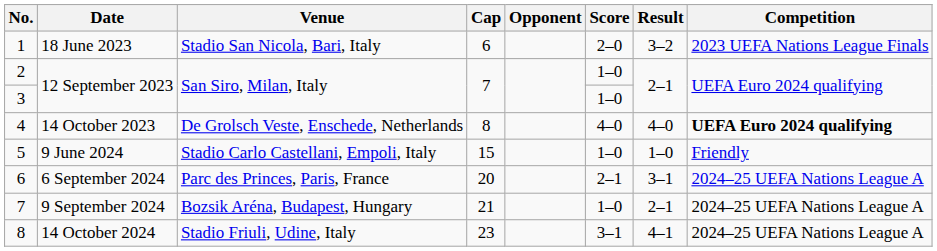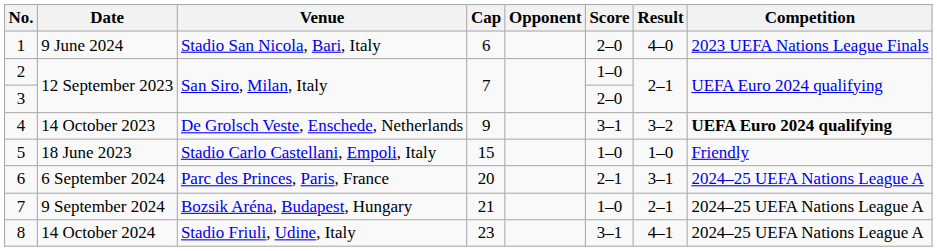(86, 44) 18 June 2023 -> (82, 44) 9 June 2024
(661, 44) 3–2 -> (661, 44) 4–0
(610, 98) 1–0 -> (610, 98) 2–0
(486, 125) 8 -> (486, 125) 9
(610, 125) 4–0 -> (610, 125) 3–1
(661, 125) 4–0 -> (661, 125) 3–2
(82, 152) 9 June 2024 -> (86, 152) 18 June 2023
